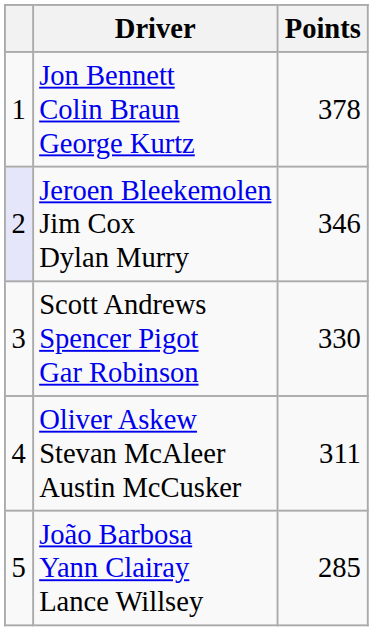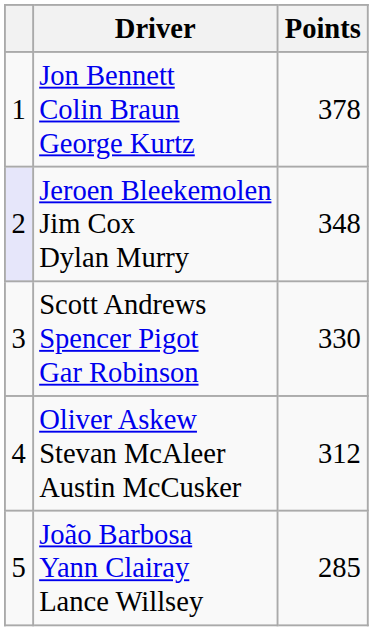(339, 224) 346 -> (339, 224) 348
(340, 453) 311 -> (339, 453) 312
